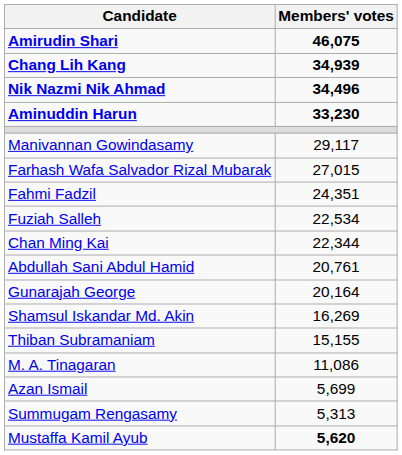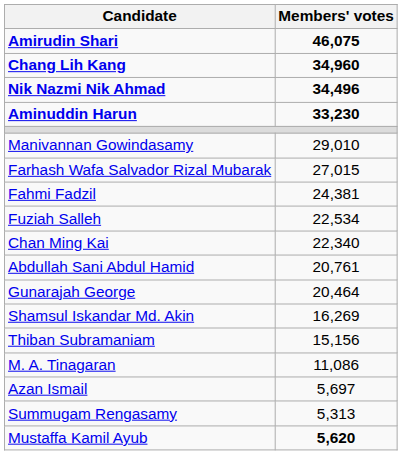(336, 65) 34,939 -> (336, 65) 34,960
(336, 145) 29,117 -> (336, 145) 29,010
(336, 194) 24,351 -> (336, 194) 24,381
(336, 242) 22,344 -> (336, 242) 22,340
(336, 291) 20,164 -> (336, 291) 20,464
(336, 340) 15,155 -> (336, 340) 15,156
(336, 389) 5,699 -> (336, 389) 5,697
